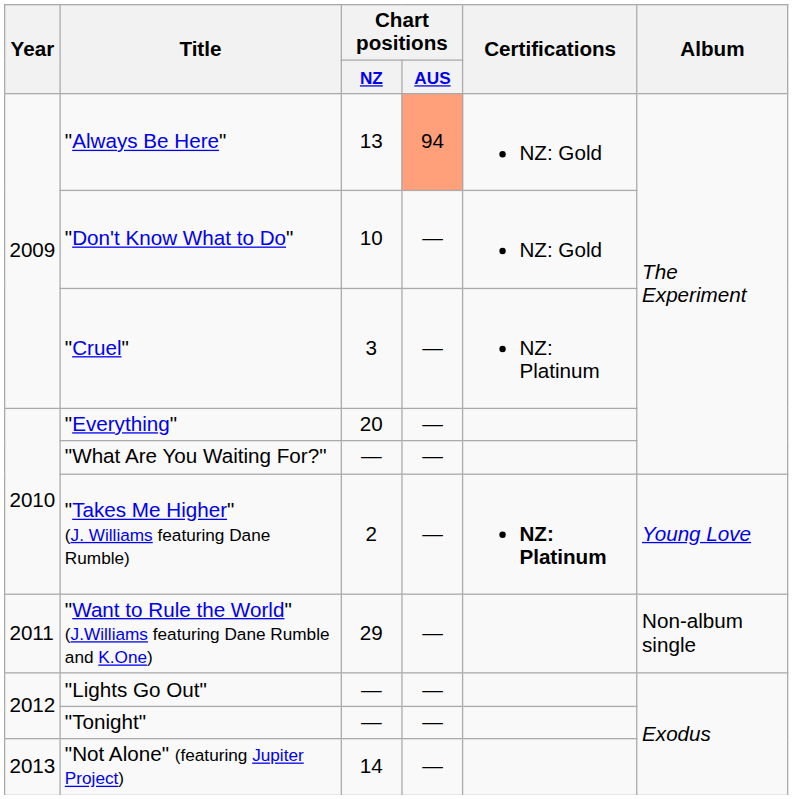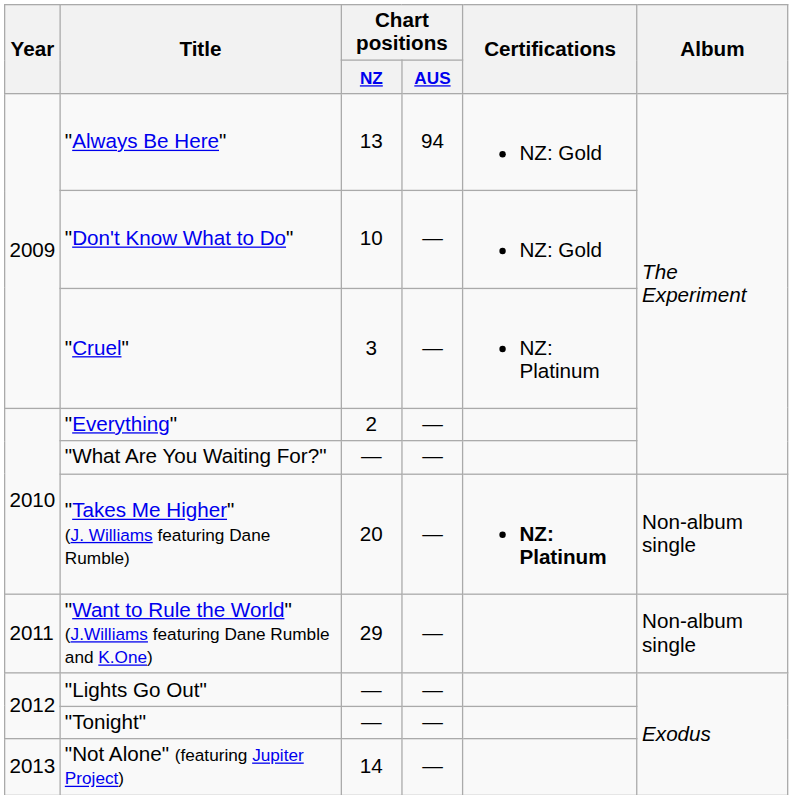(432, 141) lightsalmon background -> (432, 141) no background
(371, 424) 20 -> (371, 424) 2
(371, 533) 2 -> (371, 533) 20
(697, 533) Young Love -> (693, 533) Non-album single
